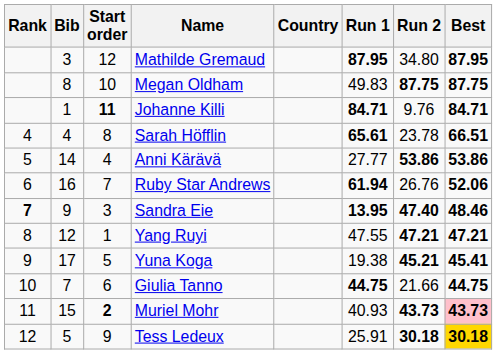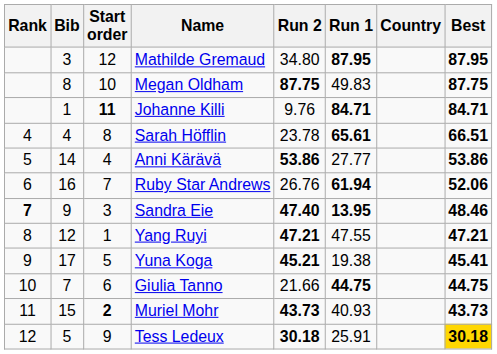columns swapped: (308, 25) <-> (419, 25)
(468, 311) pink background -> (468, 311) no background
